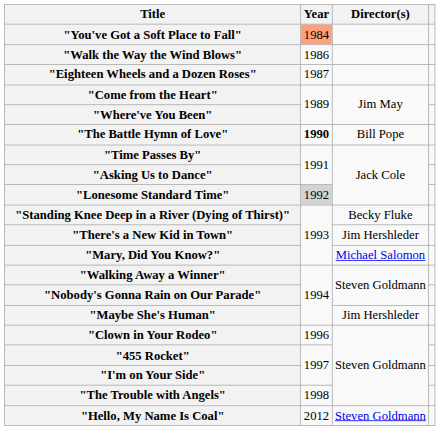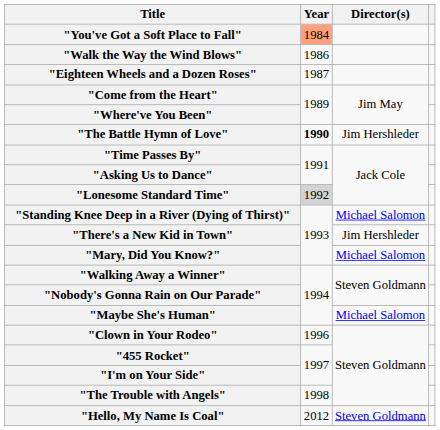(380, 134) Bill Pope -> (380, 134) Jim Hershleder
(380, 214) Becky Fluke -> (380, 214) Michael Salomon
(380, 315) Jim Hershleder -> (380, 315) Michael Salomon
